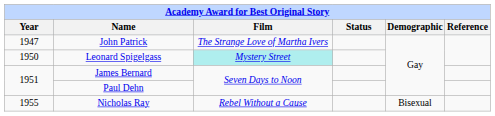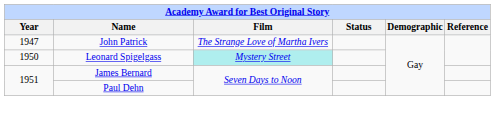- row: (123, 103)
